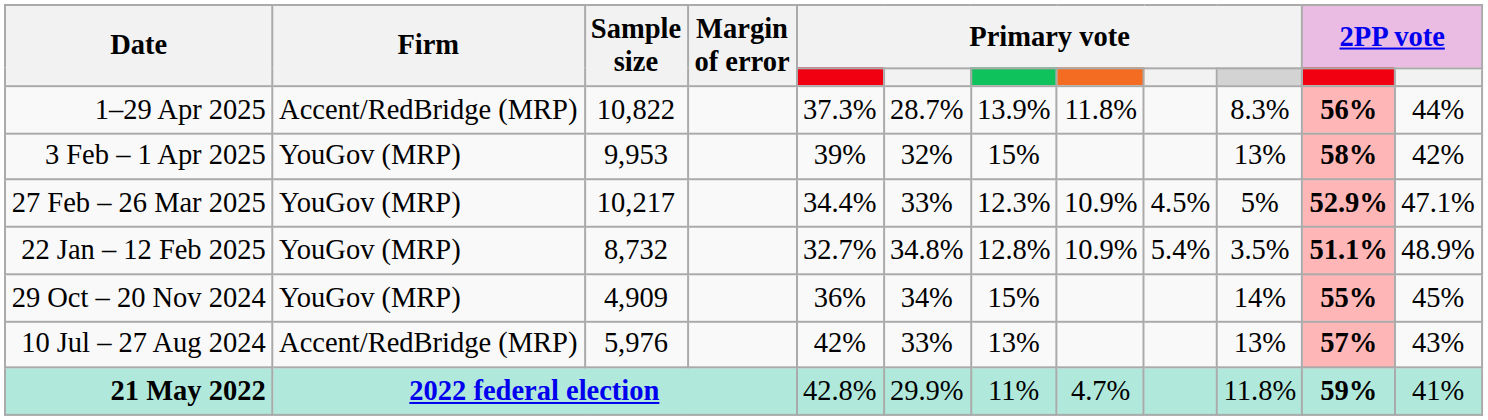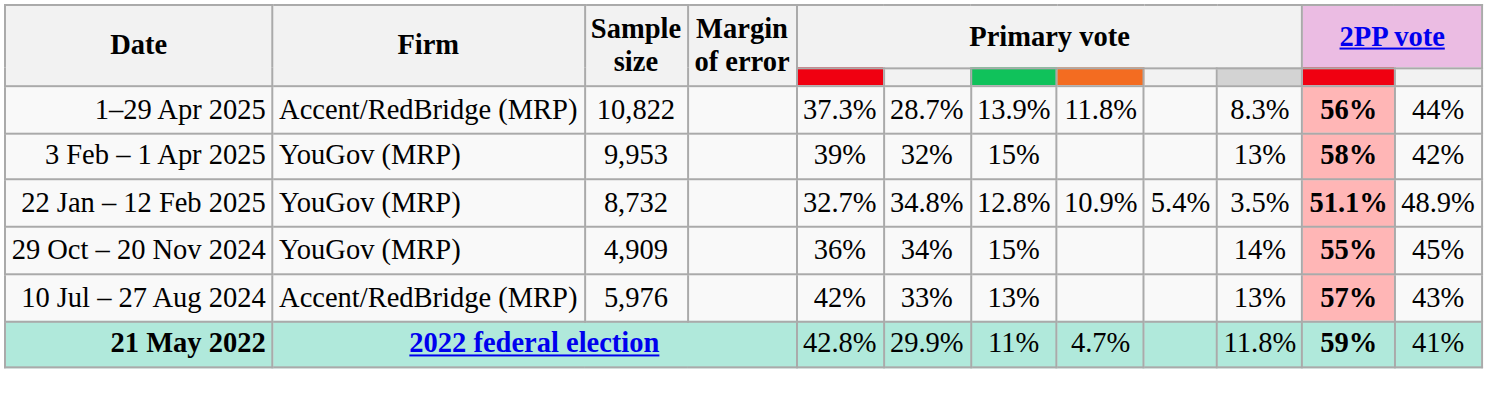- row: (139, 203)
